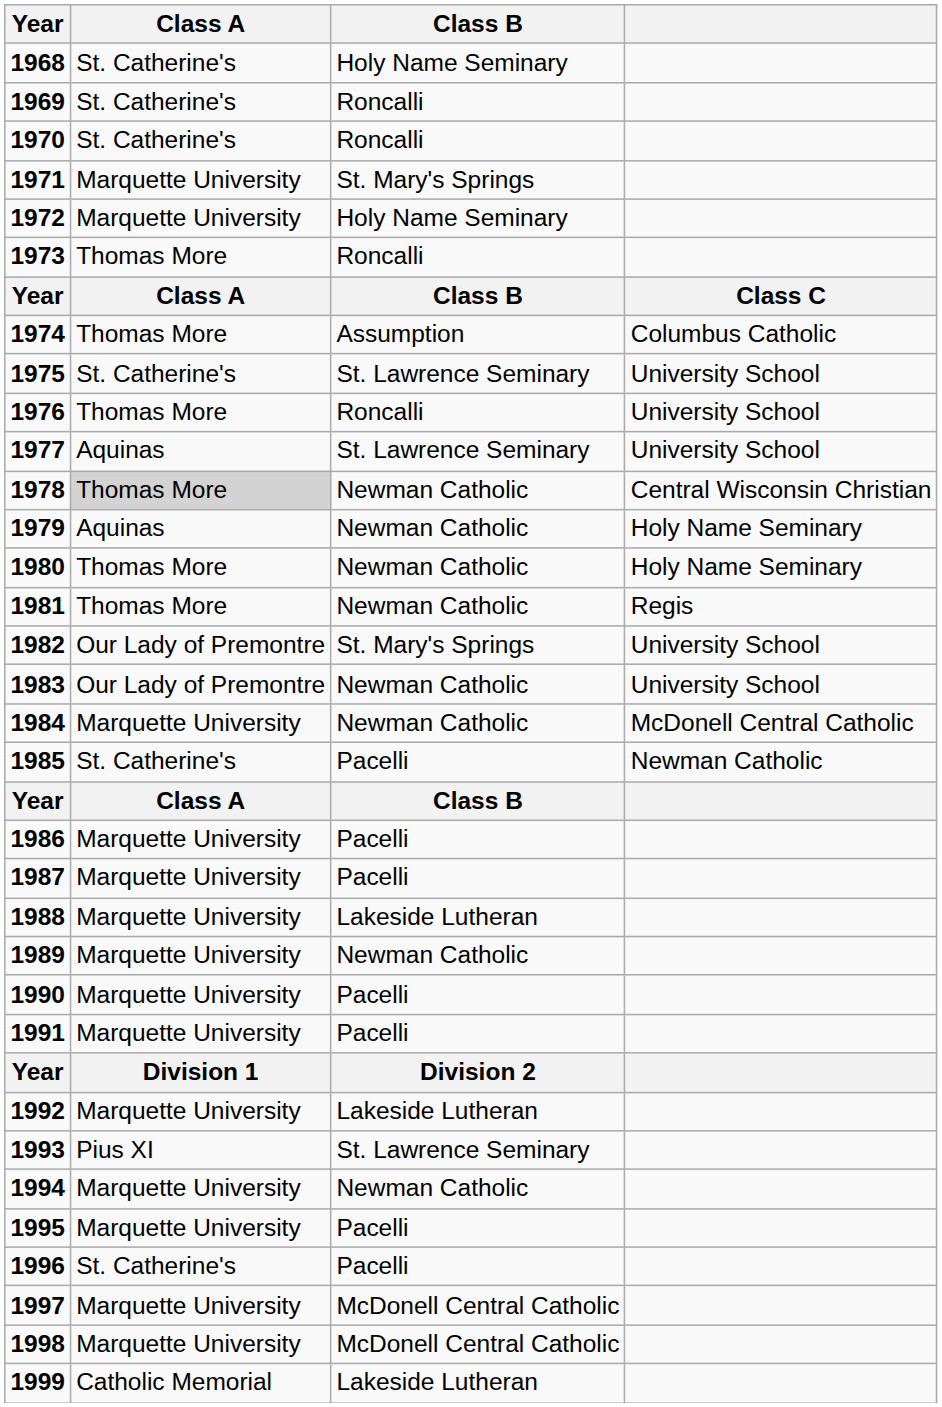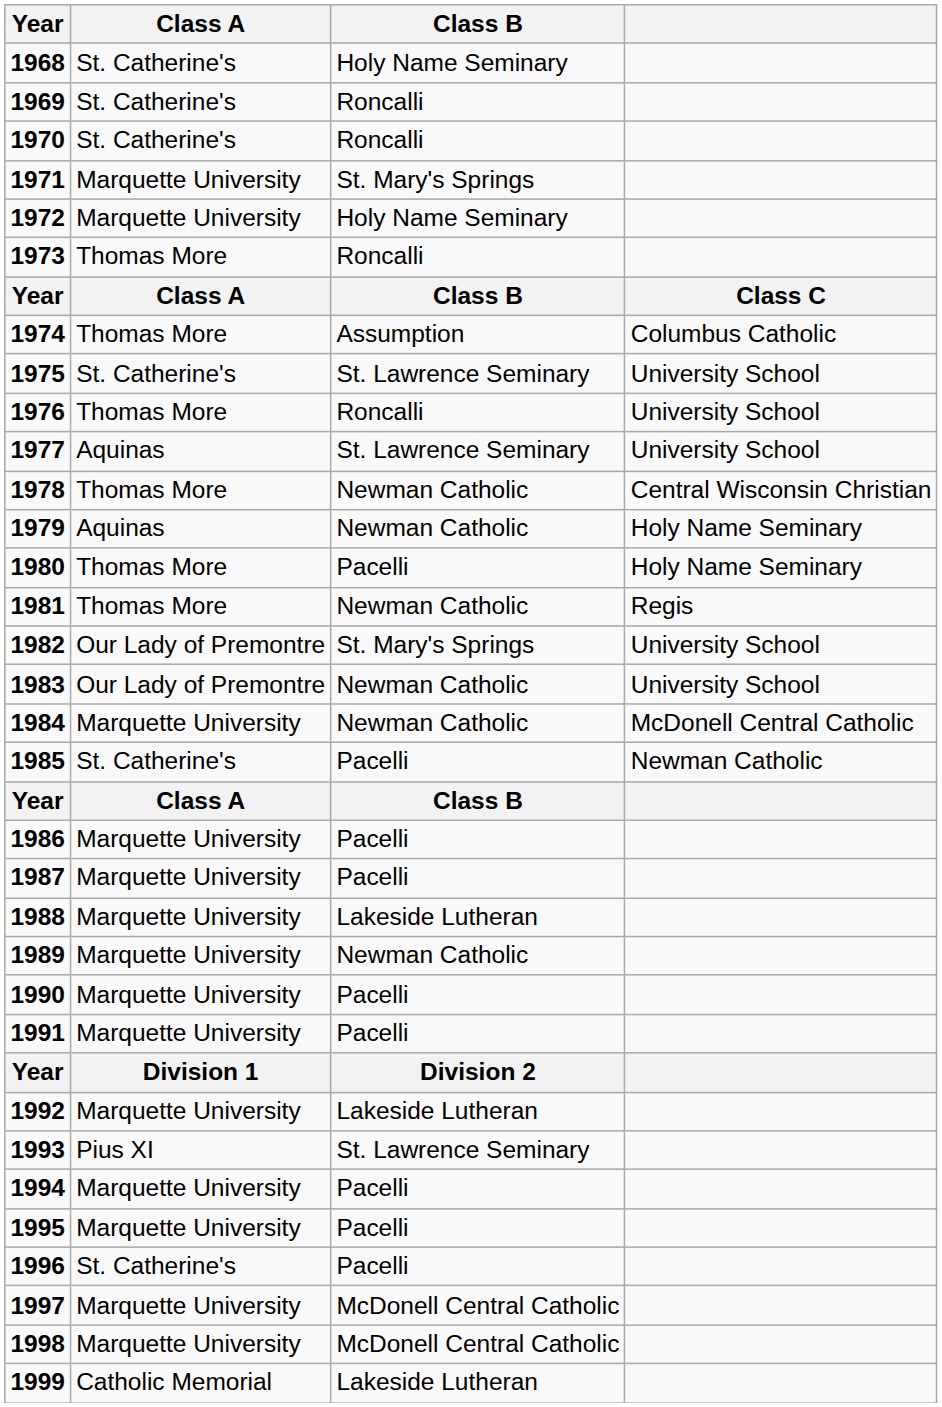(152, 489) lightgrey background -> (152, 489) no background
(432, 567) Newman Catholic -> (373, 567) Pacelli
(432, 1188) Newman Catholic -> (373, 1188) Pacelli
